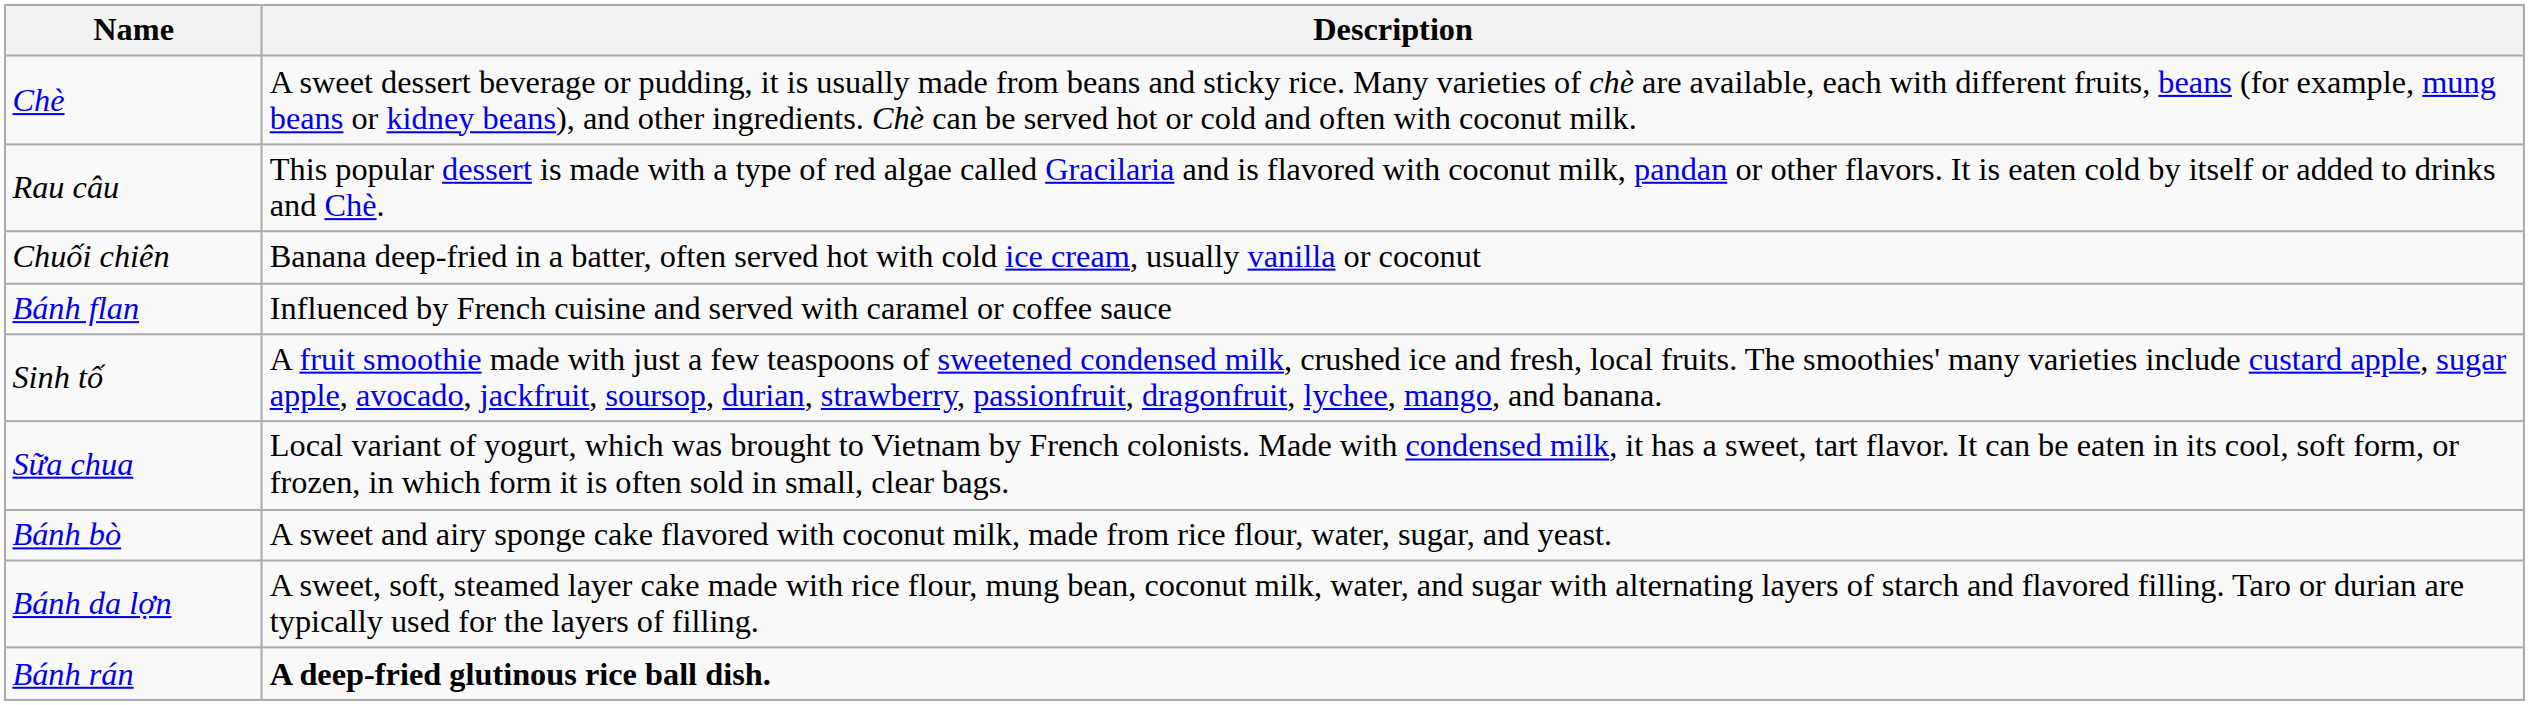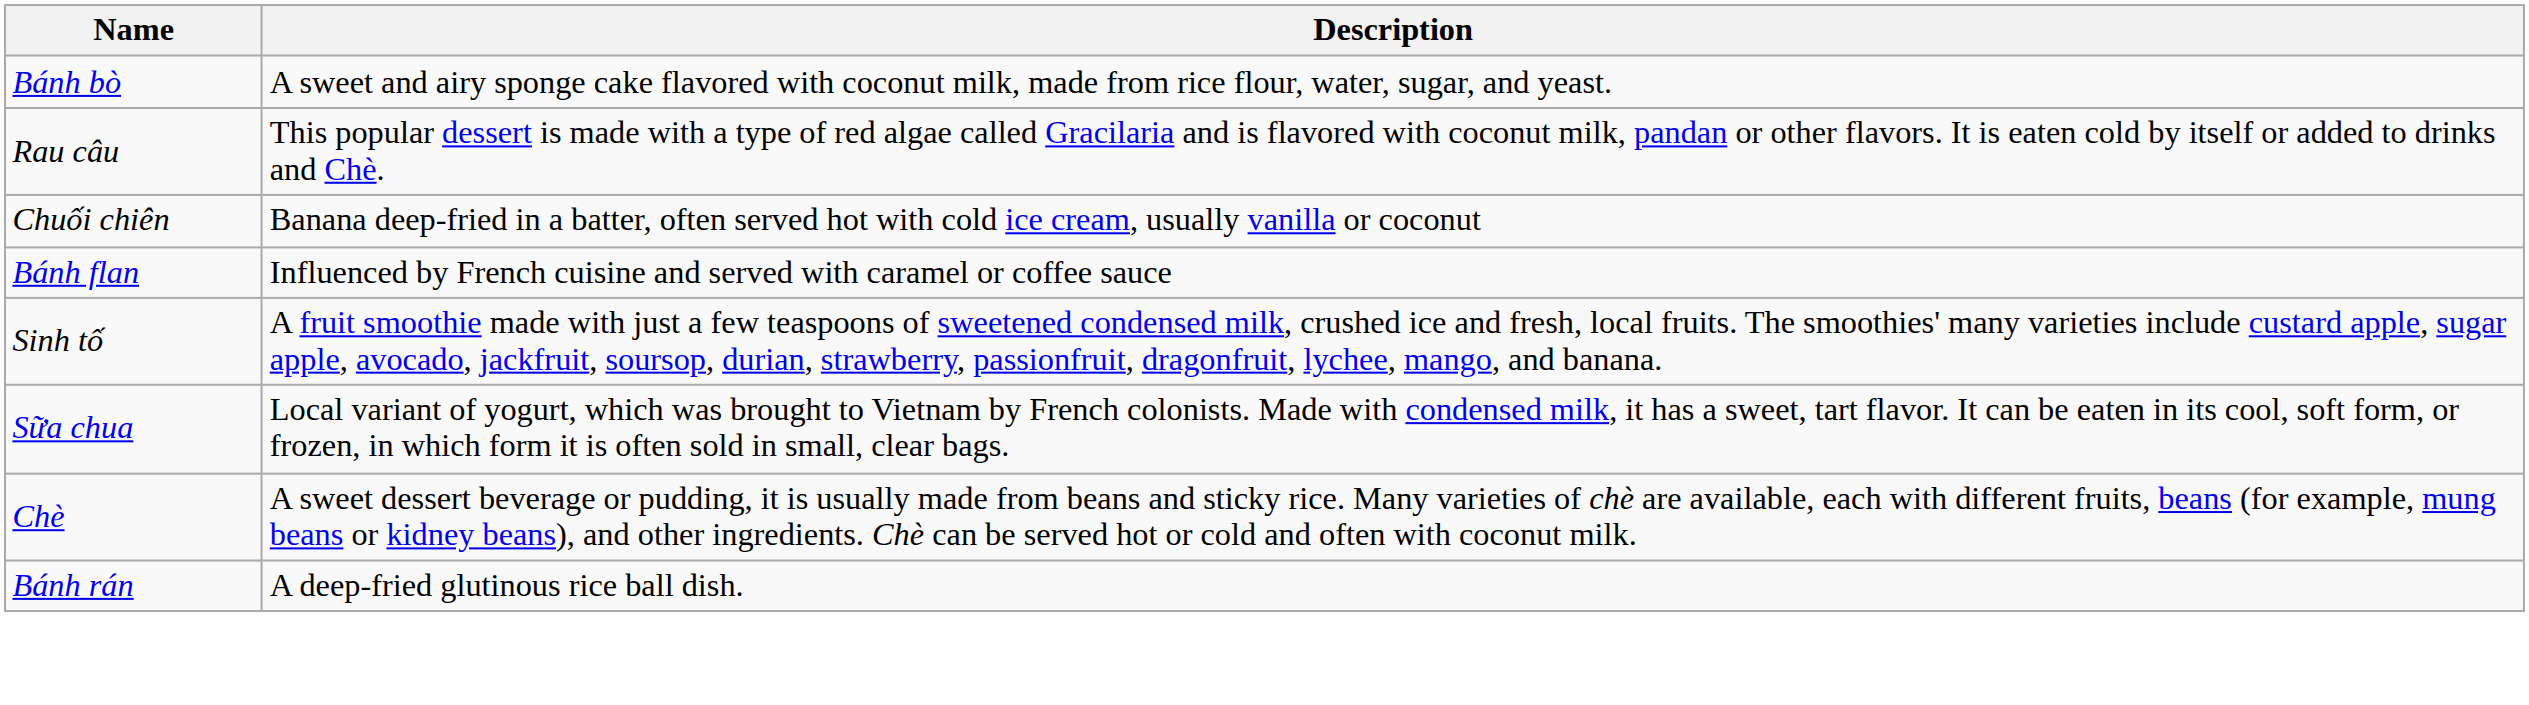rows swapped: (38, 99) <-> (67, 534)
- row: (92, 603)
(520, 673) bold -> (507, 585) normal
